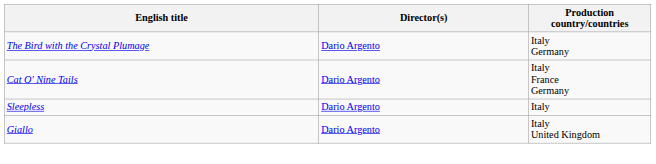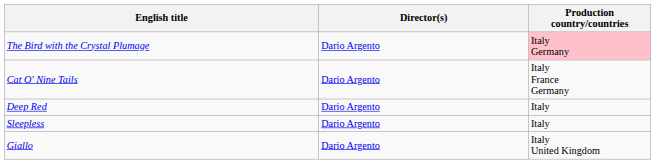(550, 46) no background -> (550, 46) pink background
+ row: (27, 107)
